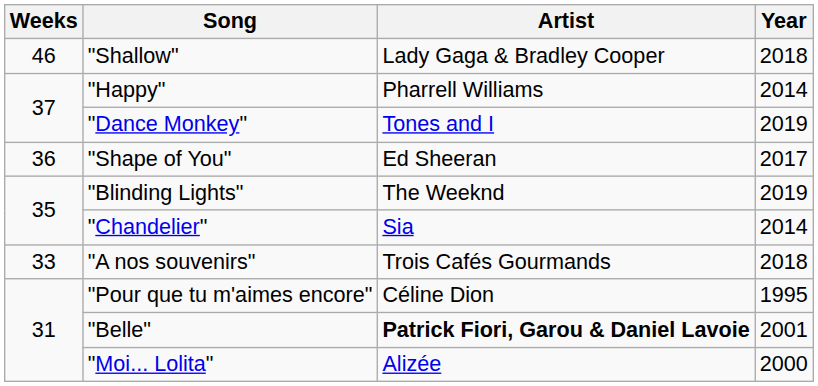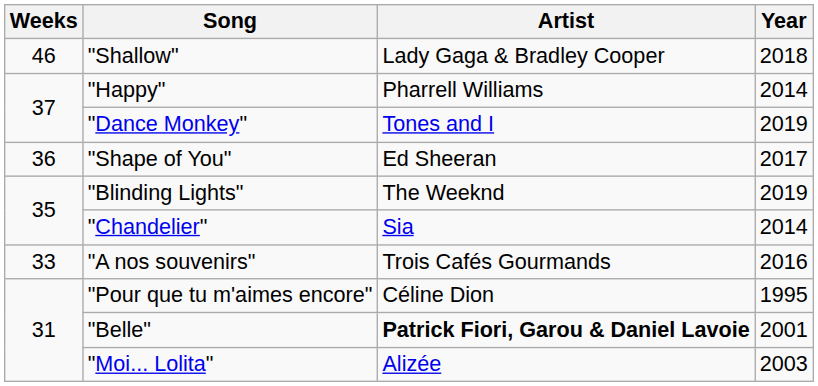(784, 261) 2018 -> (784, 261) 2016
(784, 364) 2000 -> (784, 364) 2003
